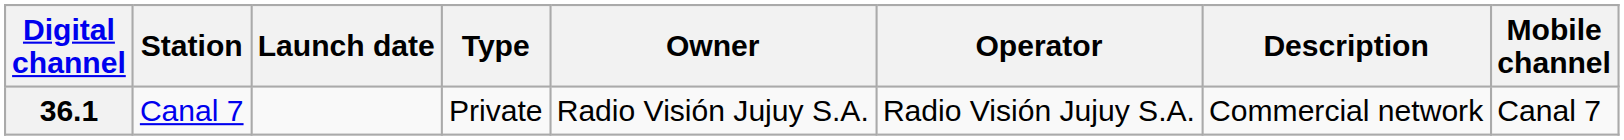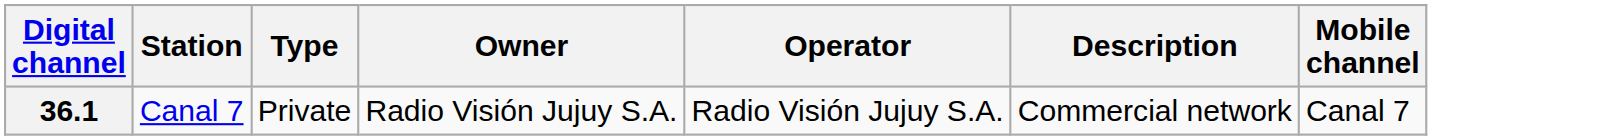- column: (346, 46)
